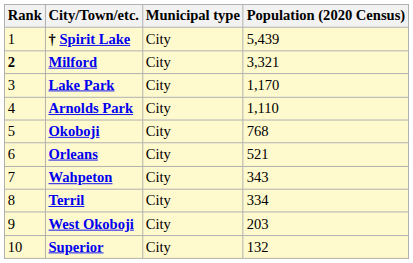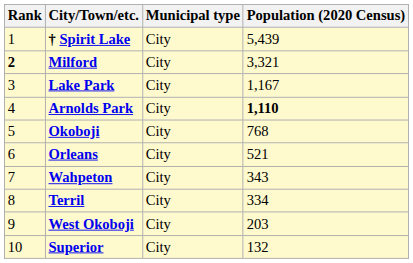(263, 85) 1,170 -> (263, 85) 1,167
(263, 108) normal -> (263, 108) bold
